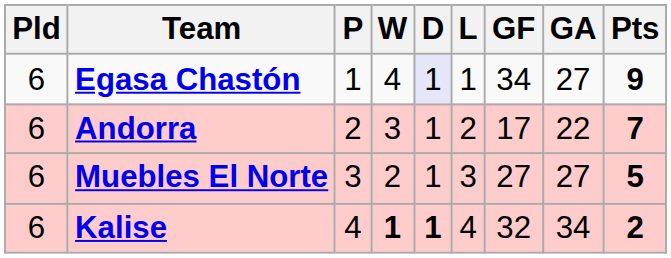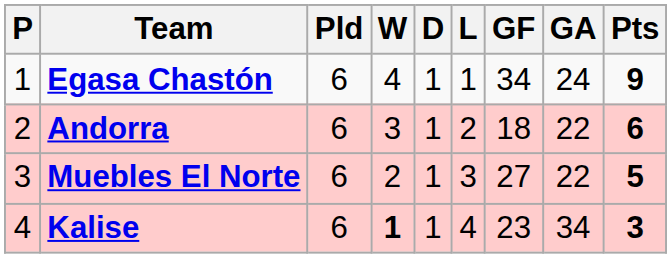columns swapped: (353, 29) <-> (36, 29)
(433, 78) lavender background -> (433, 78) no background
(573, 78) 27 -> (573, 78) 24
(514, 128) 17 -> (514, 128) 18
(635, 128) 7 -> (635, 128) 6
(573, 177) 27 -> (573, 177) 22
(433, 227) bold -> (433, 227) normal
(514, 227) 32 -> (514, 227) 23
(635, 227) 2 -> (635, 227) 3
